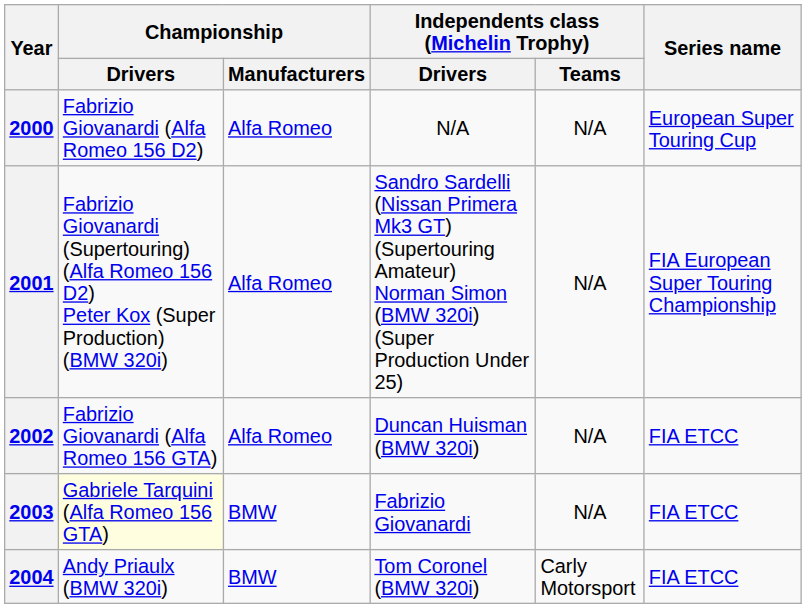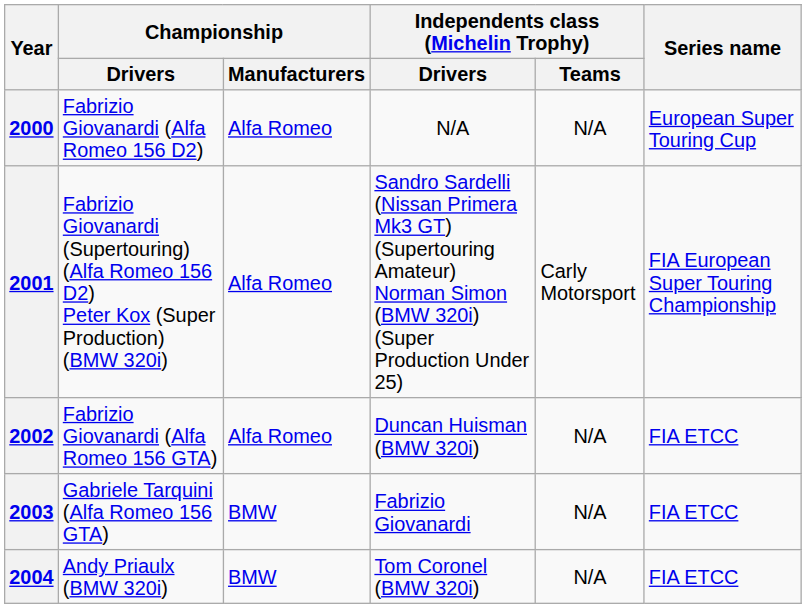(590, 282) N/A -> (588, 282) Carly Motorsport
(138, 512) lightyellow background -> (138, 512) no background
(588, 577) Carly Motorsport -> (590, 577) N/A
